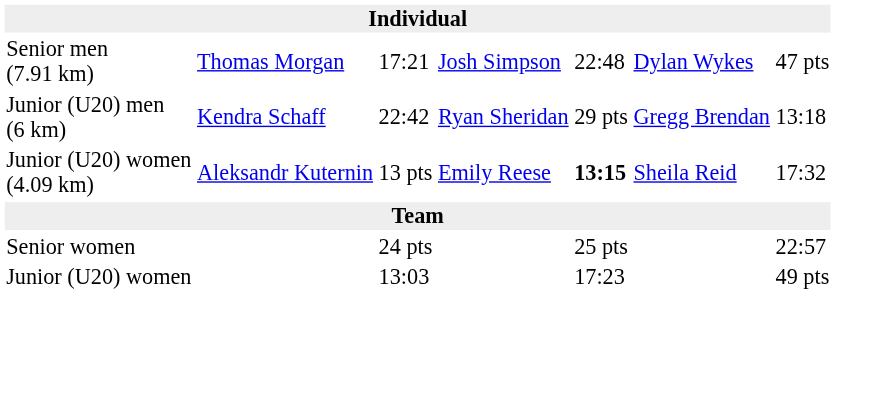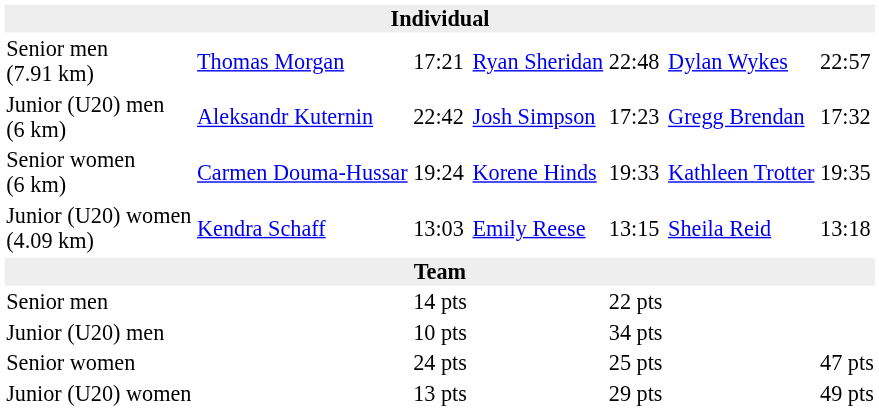(499, 61) Josh Simpson -> (538, 61) Ryan Sheridan
(802, 61) 47 pts -> (845, 61) 22:57
(261, 117) Kendra Schaff -> (285, 117) Aleksandr Kuternin
(503, 117) Ryan Sheridan -> (534, 117) Josh Simpson
(601, 117) 29 pts -> (634, 117) 17:23
(801, 117) 13:18 -> (845, 117) 17:32
+ row: (71, 172)
(285, 172) Aleksandr Kuternin -> (261, 228) Kendra Schaff
(406, 172) 13 pts -> (439, 228) 13:03
(600, 172) bold -> (634, 228) normal
(801, 172) 17:32 -> (845, 228) 13:18
+ row: (57, 302)
+ row: (85, 332)
(801, 246) 22:57 -> (847, 363) 47 pts
(404, 277) 13:03 -> (440, 393) 13 pts
(600, 277) 17:23 -> (636, 393) 29 pts
